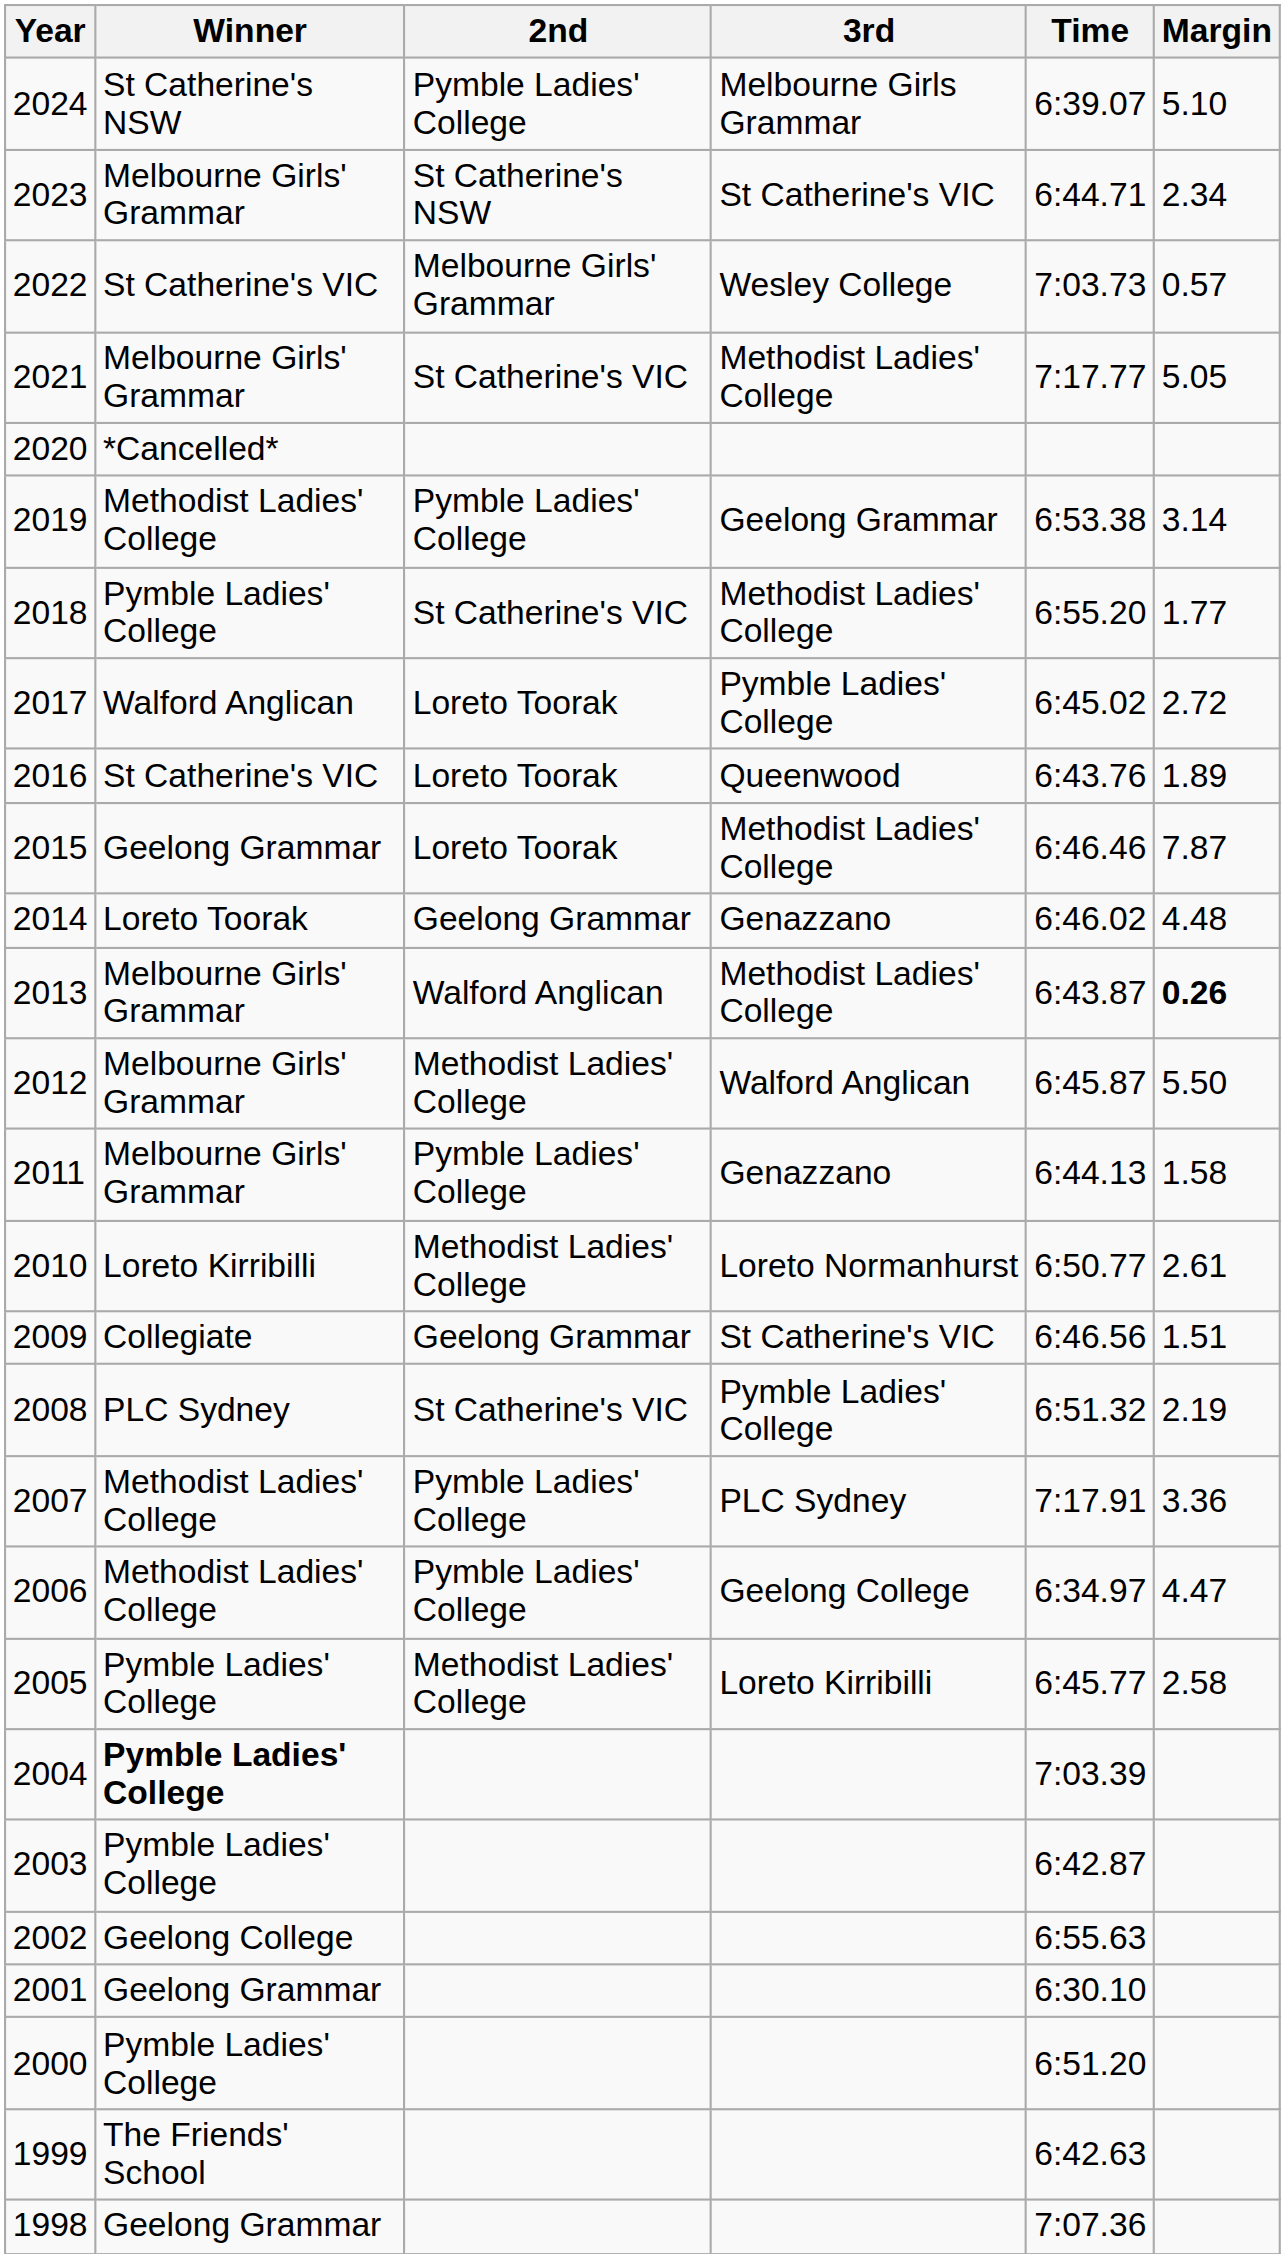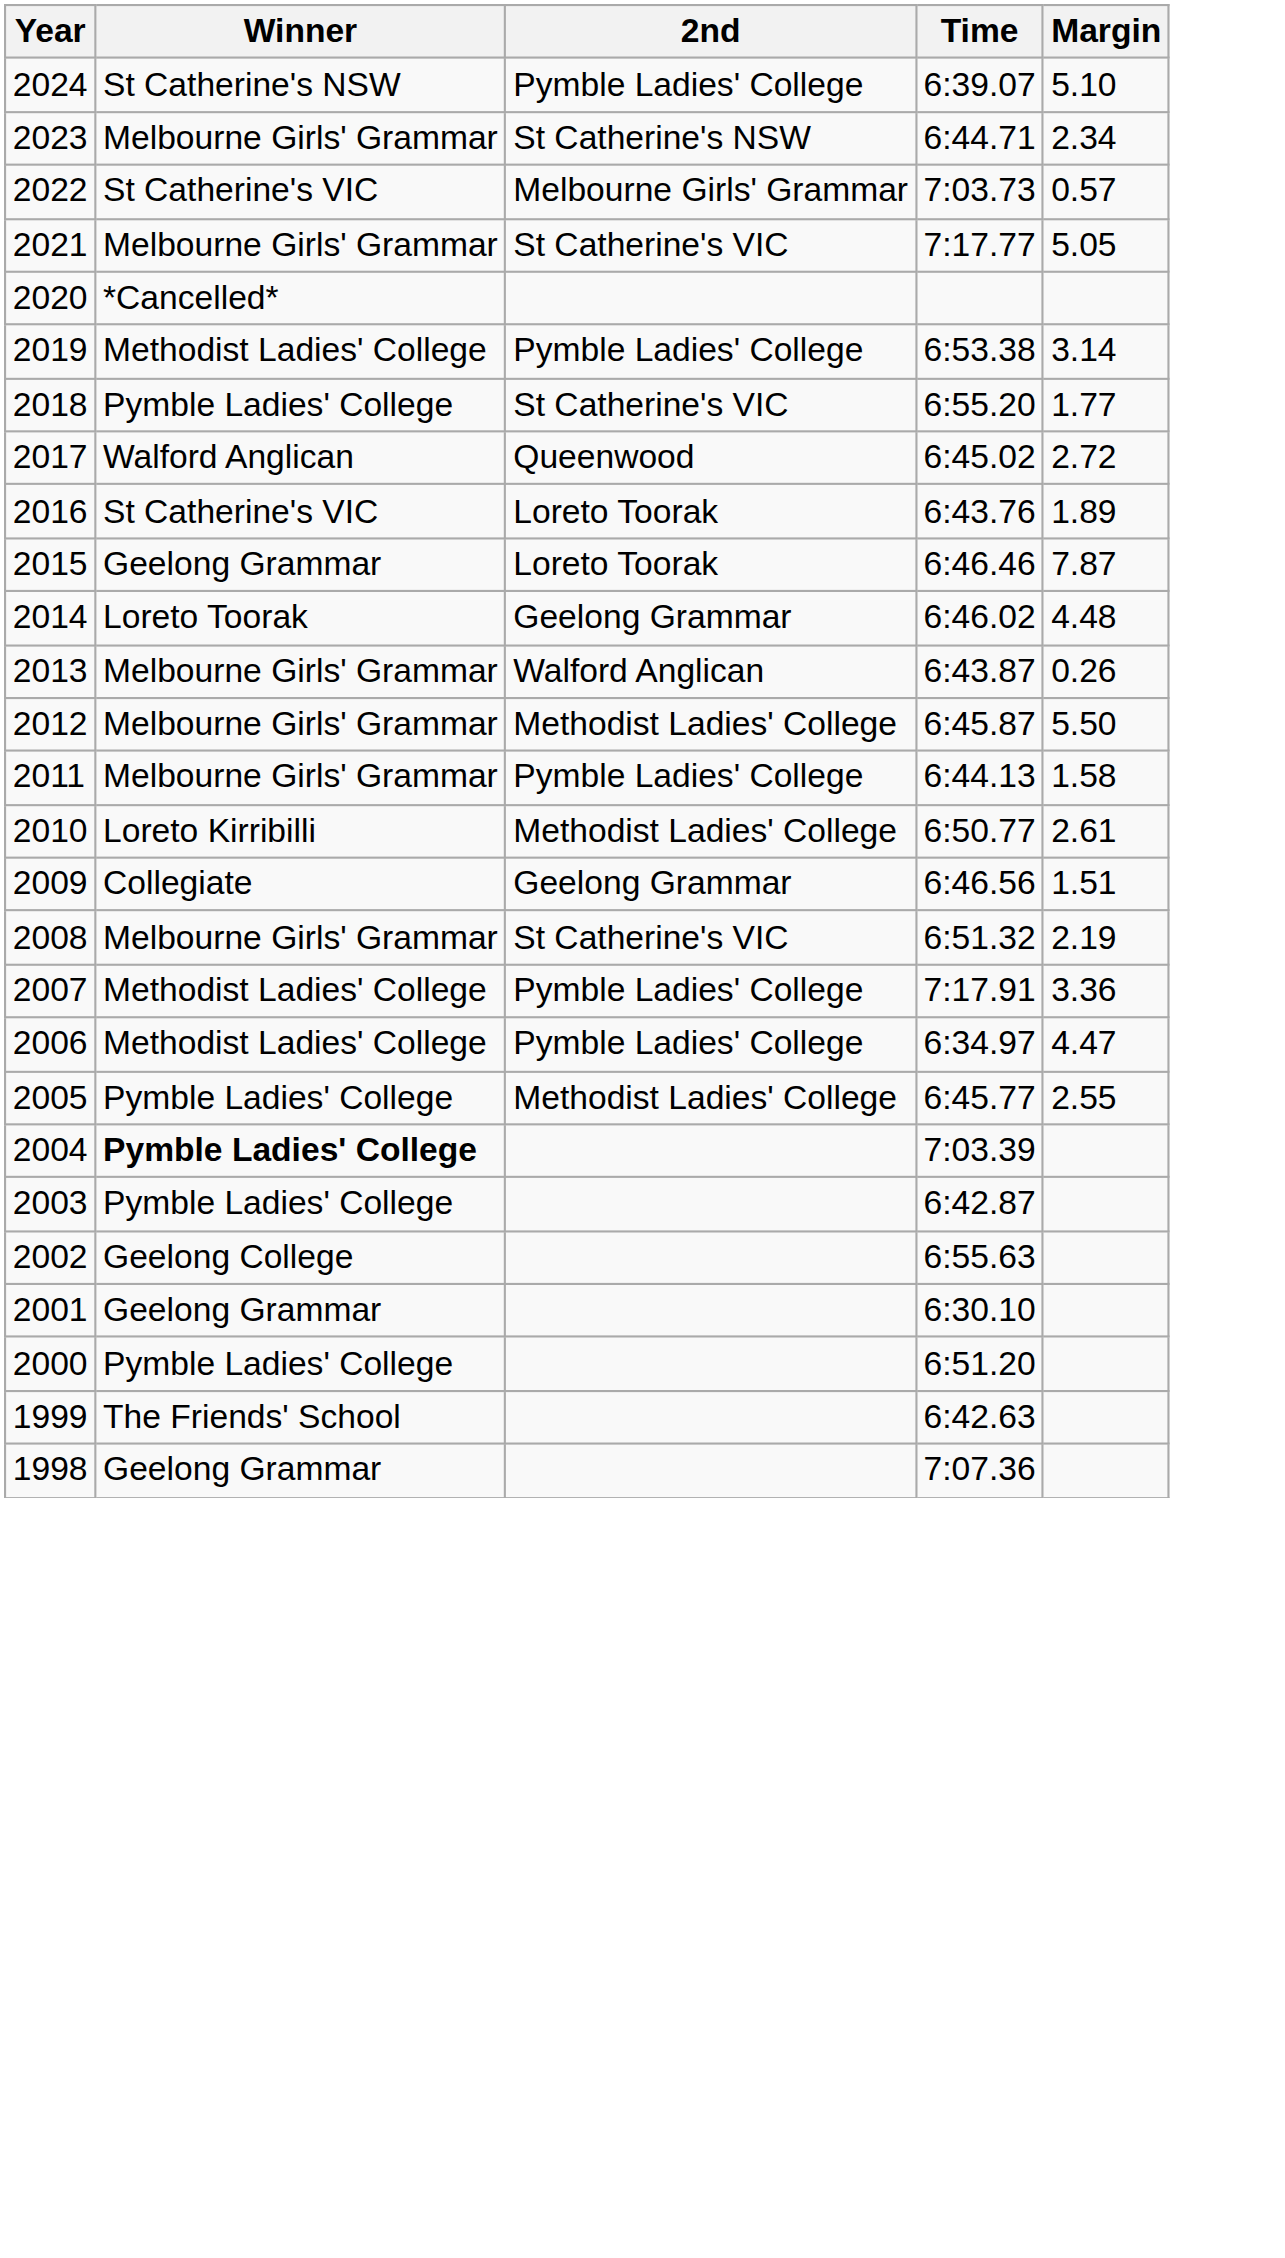- column: (869, 31)
(515, 703) Loreto Toorak -> (604, 457) Queenwood
(1195, 991) bold -> (1084, 670) normal
(196, 1409) PLC Sydney -> (300, 937) Melbourne Girls' Grammar
(1195, 1682) 2.58 -> (1084, 1096) 2.55
